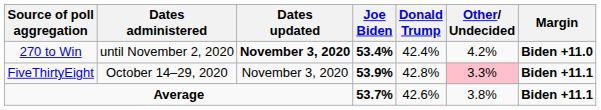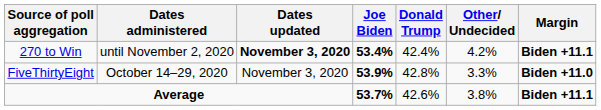(557, 52) Biden +11.0 -> (557, 52) Biden +11.1
(482, 73) pink background -> (482, 73) no background
(557, 73) Biden +11.1 -> (557, 73) Biden +11.0
